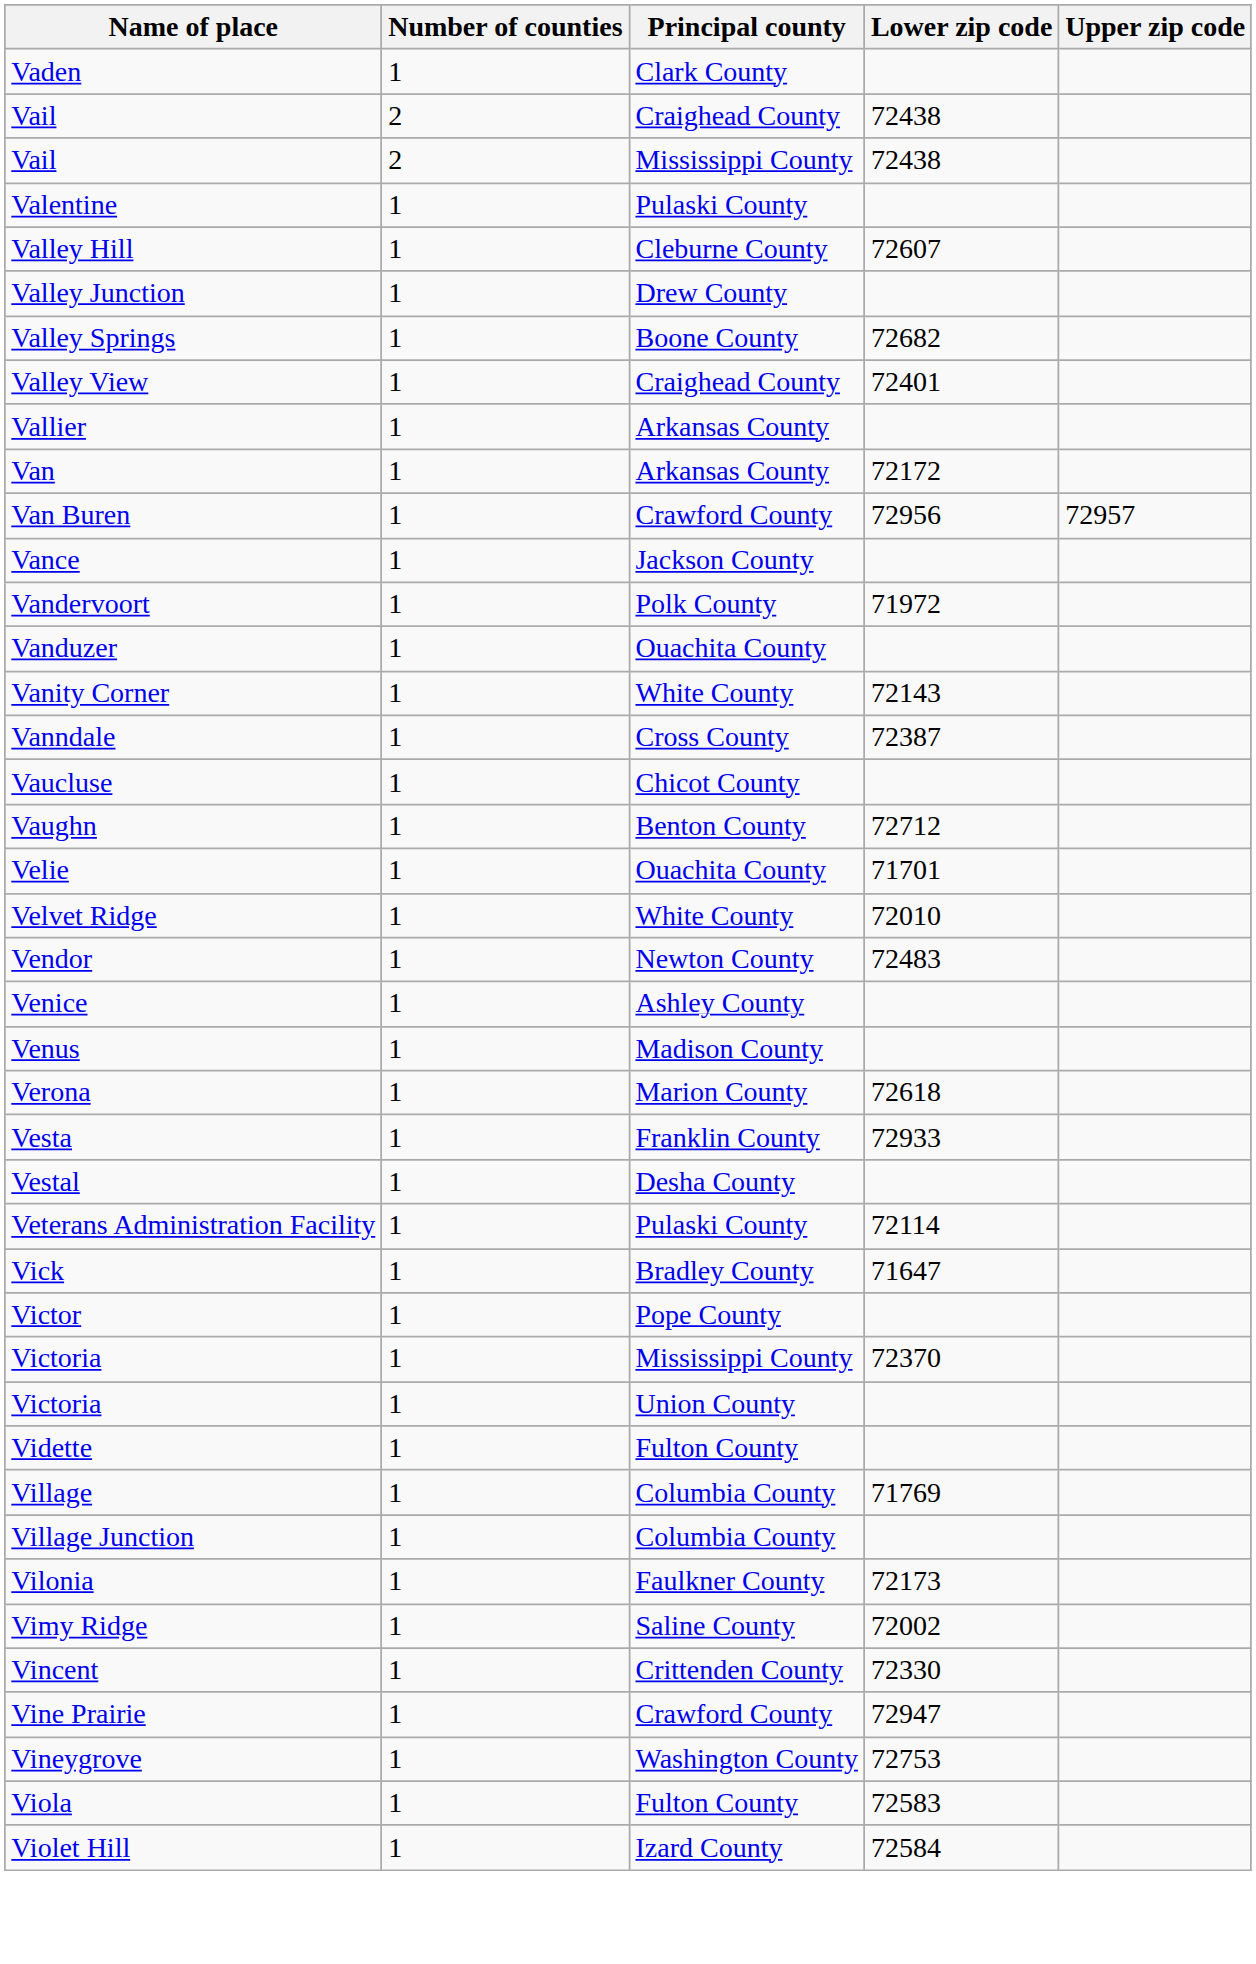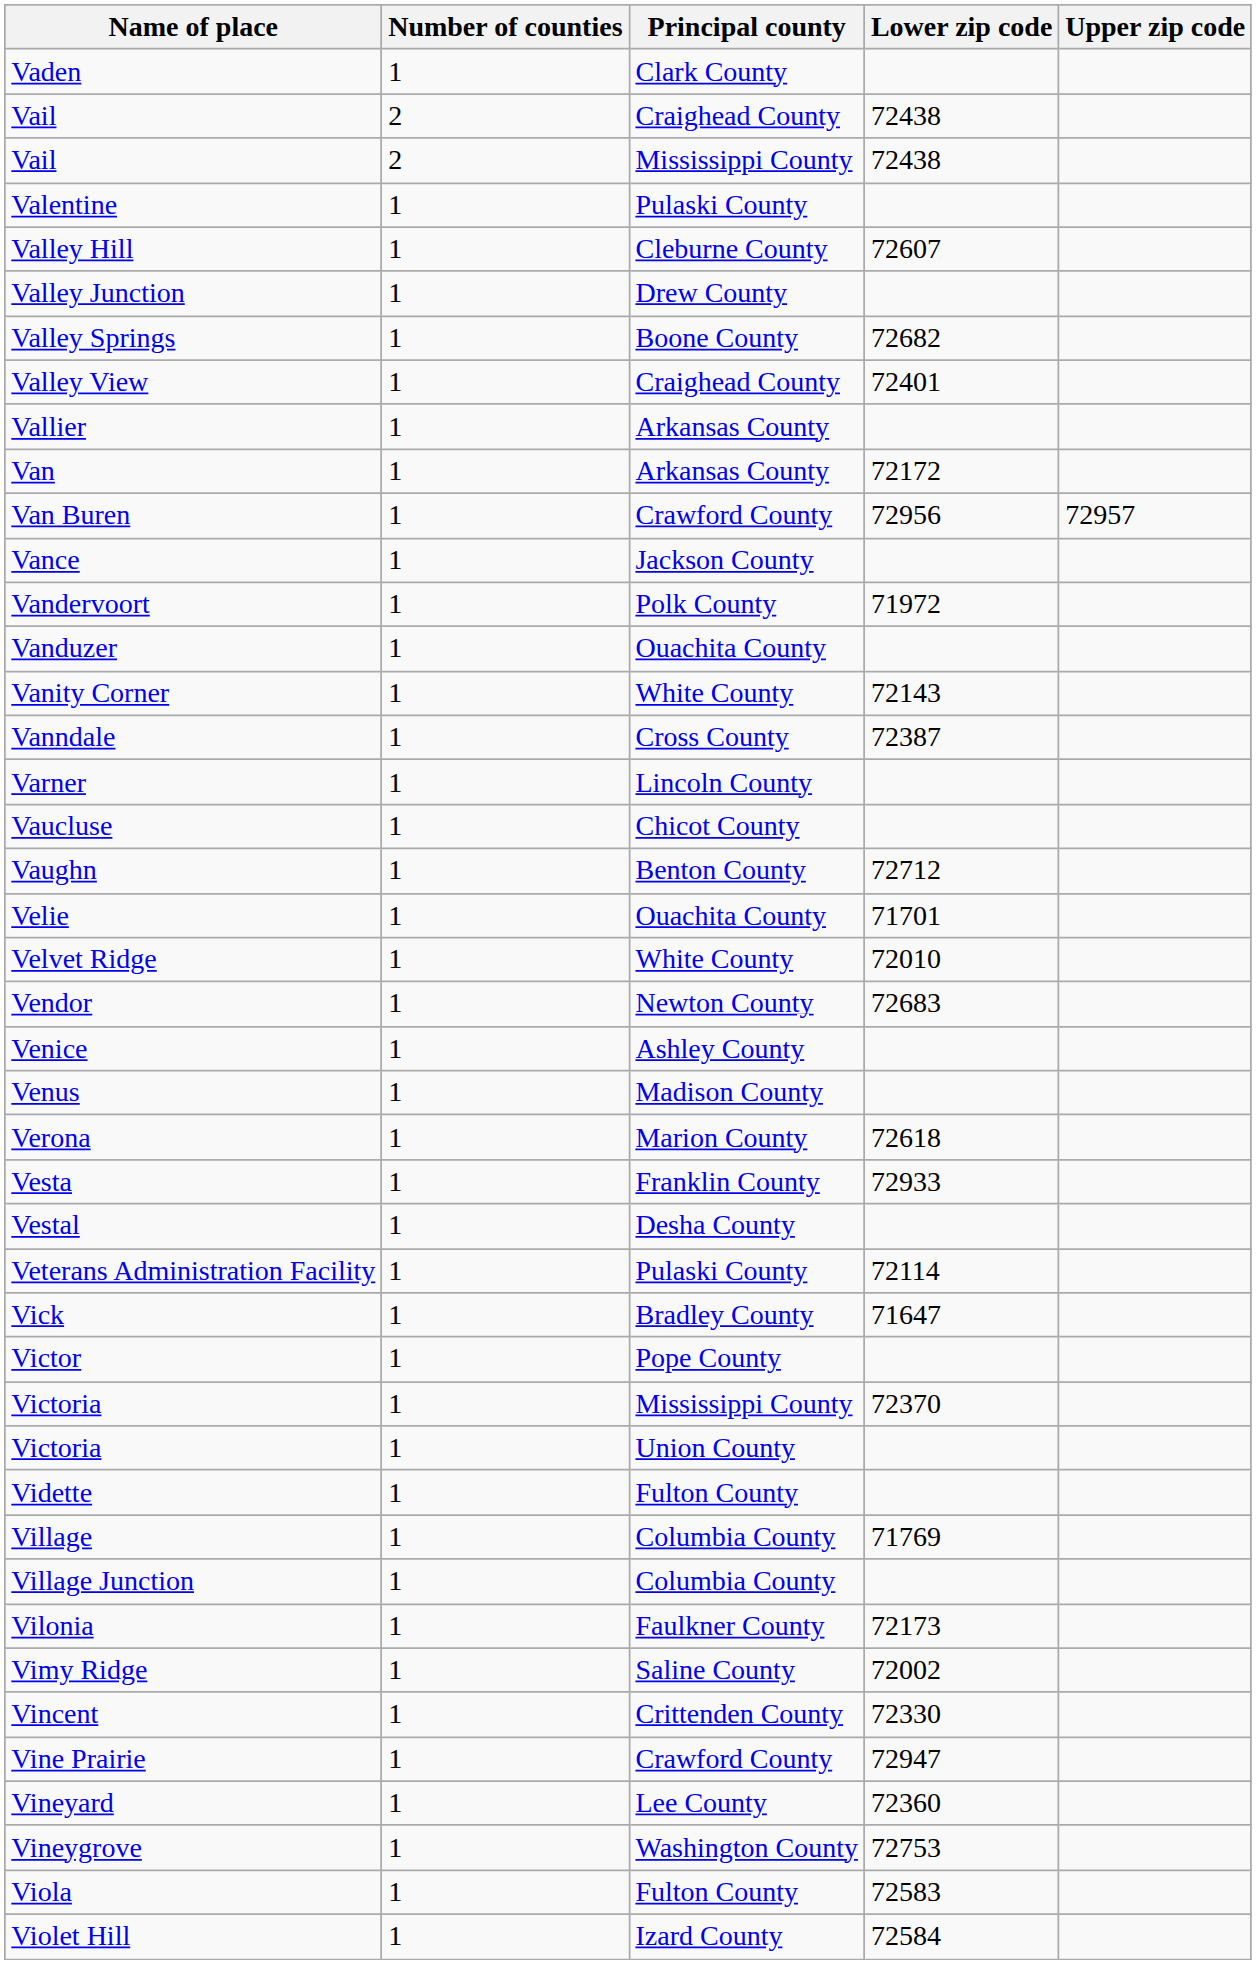+ row: (49, 781)
(906, 959) 72483 -> (906, 1003) 72683
+ row: (63, 1802)
